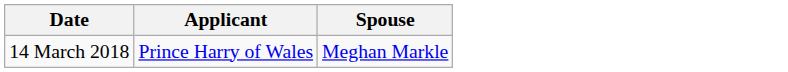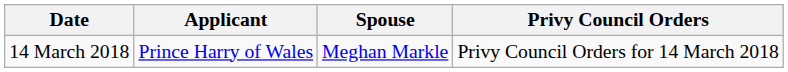+ column: (618, 20)
